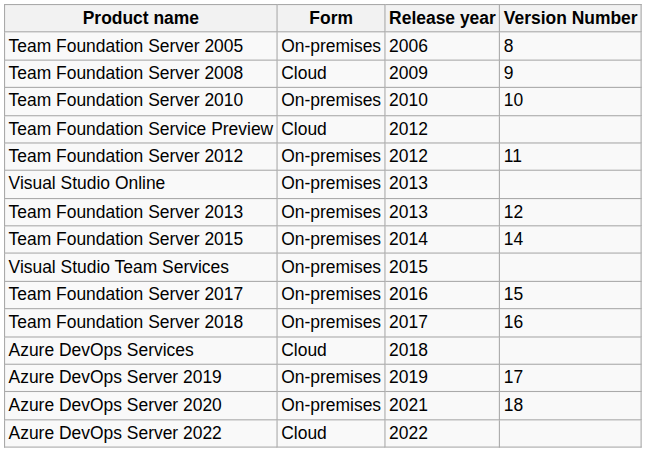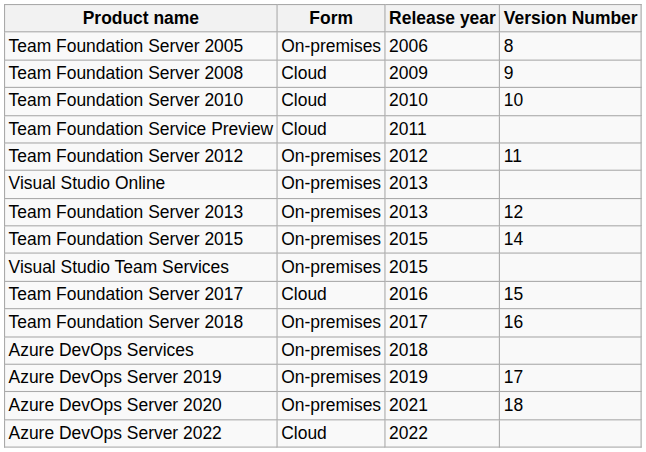(331, 101) On-premises -> (304, 101) Cloud
(408, 128) 2012 -> (408, 128) 2011
(408, 239) 2014 -> (408, 239) 2015
(331, 294) On-premises -> (304, 294) Cloud
(304, 350) Cloud -> (331, 350) On-premises
